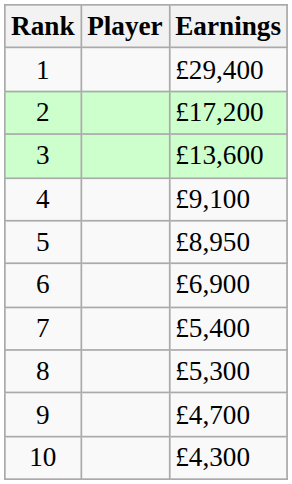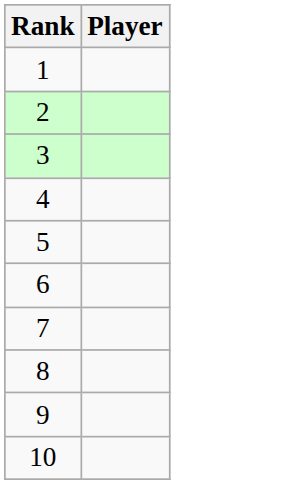- column: (228, 26)
